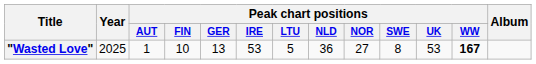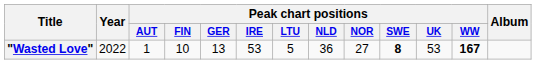(112, 49) 2025 -> (112, 49) 2022
(398, 49) normal -> (398, 49) bold
